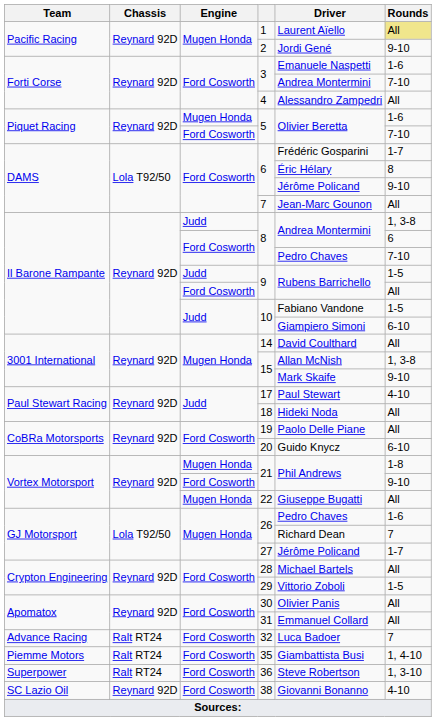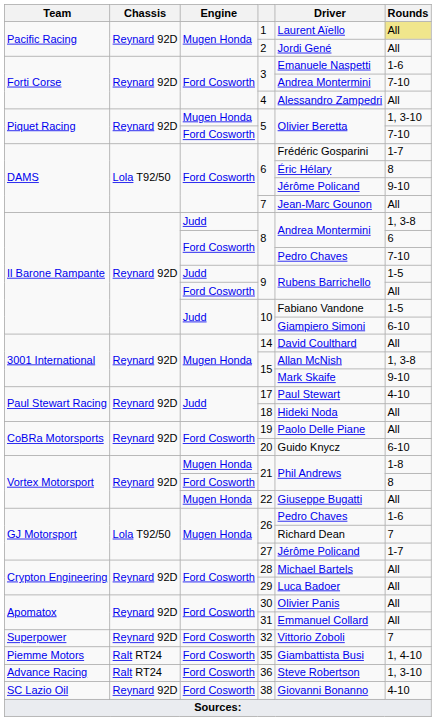(399, 47) 9-10 -> (394, 47) All
(395, 117) 1-6 -> (405, 117) 1, 3-10
(399, 482) 9-10 -> (391, 482) 8
(311, 586) Vittorio Zoboli -> (309, 586) Luca Badoer
(395, 586) 1-5 -> (394, 586) All
(47, 638) Advance Racing -> (37, 638) Superpower
(137, 638) Ralt RT24 -> (145, 638) Reynard 92D
(309, 638) Luca Badoer -> (311, 638) Vittorio Zoboli
(37, 673) Superpower -> (47, 673) Advance Racing
